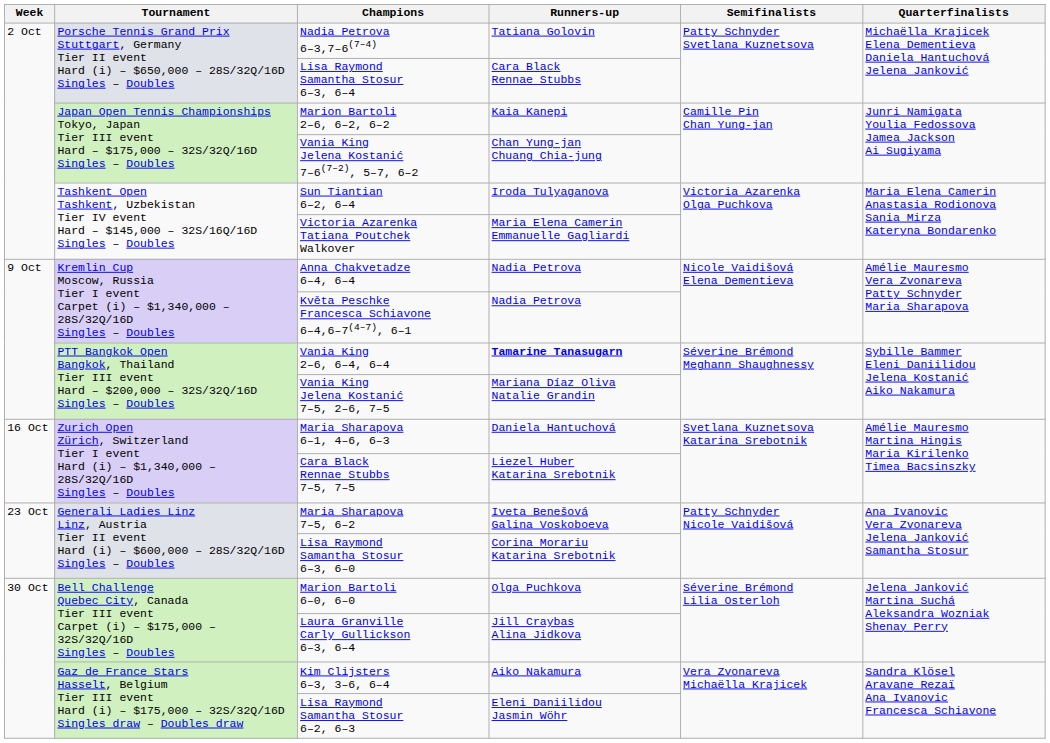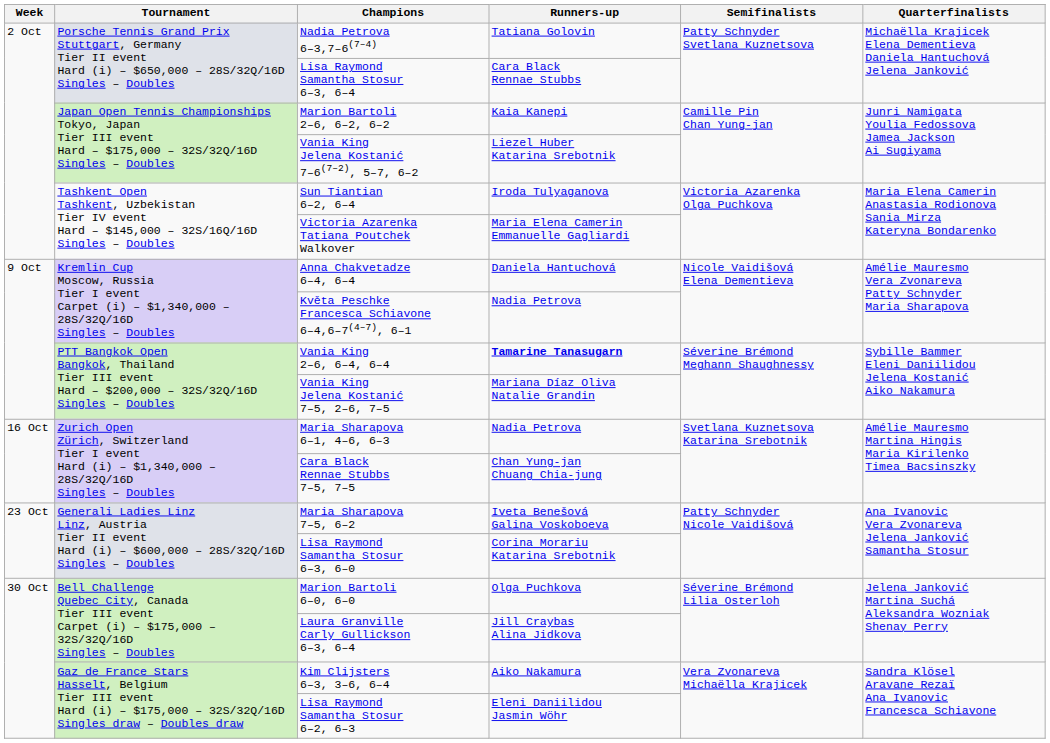(547, 151) Chan Yung-jan Chuang Chia-jung -> (554, 151) Liezel Huber Katarina Srebotnik
(536, 269) Nadia Petrova -> (554, 269) Daniela Hantuchová
(554, 428) Daniela Hantuchová -> (536, 428) Nadia Petrova
(554, 470) Liezel Huber Katarina Srebotnik -> (547, 470) Chan Yung-jan Chuang Chia-jung
